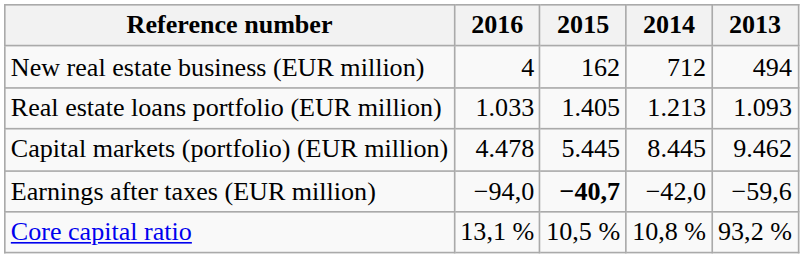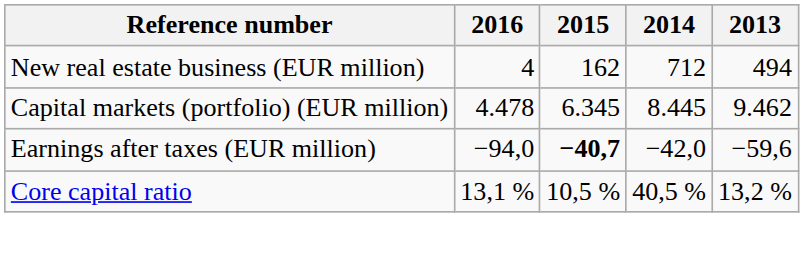- row: (226, 107)
(591, 149) 5.445 -> (591, 107) 6.345
(669, 231) 10,8 % -> (669, 190) 40,5 %
(755, 231) 93,2 % -> (755, 190) 13,2 %
